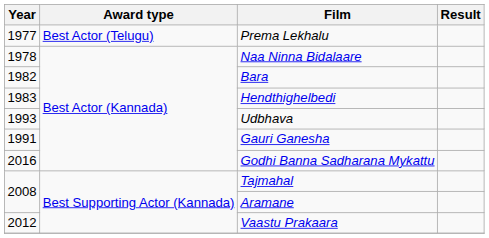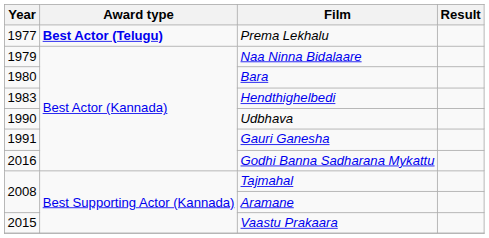(98, 35) normal -> (103, 35) bold
(22, 56) 1978 -> (22, 56) 1979
(22, 77) 1982 -> (22, 77) 1980
(22, 118) 1993 -> (22, 118) 1990
(22, 222) 2012 -> (22, 222) 2015
